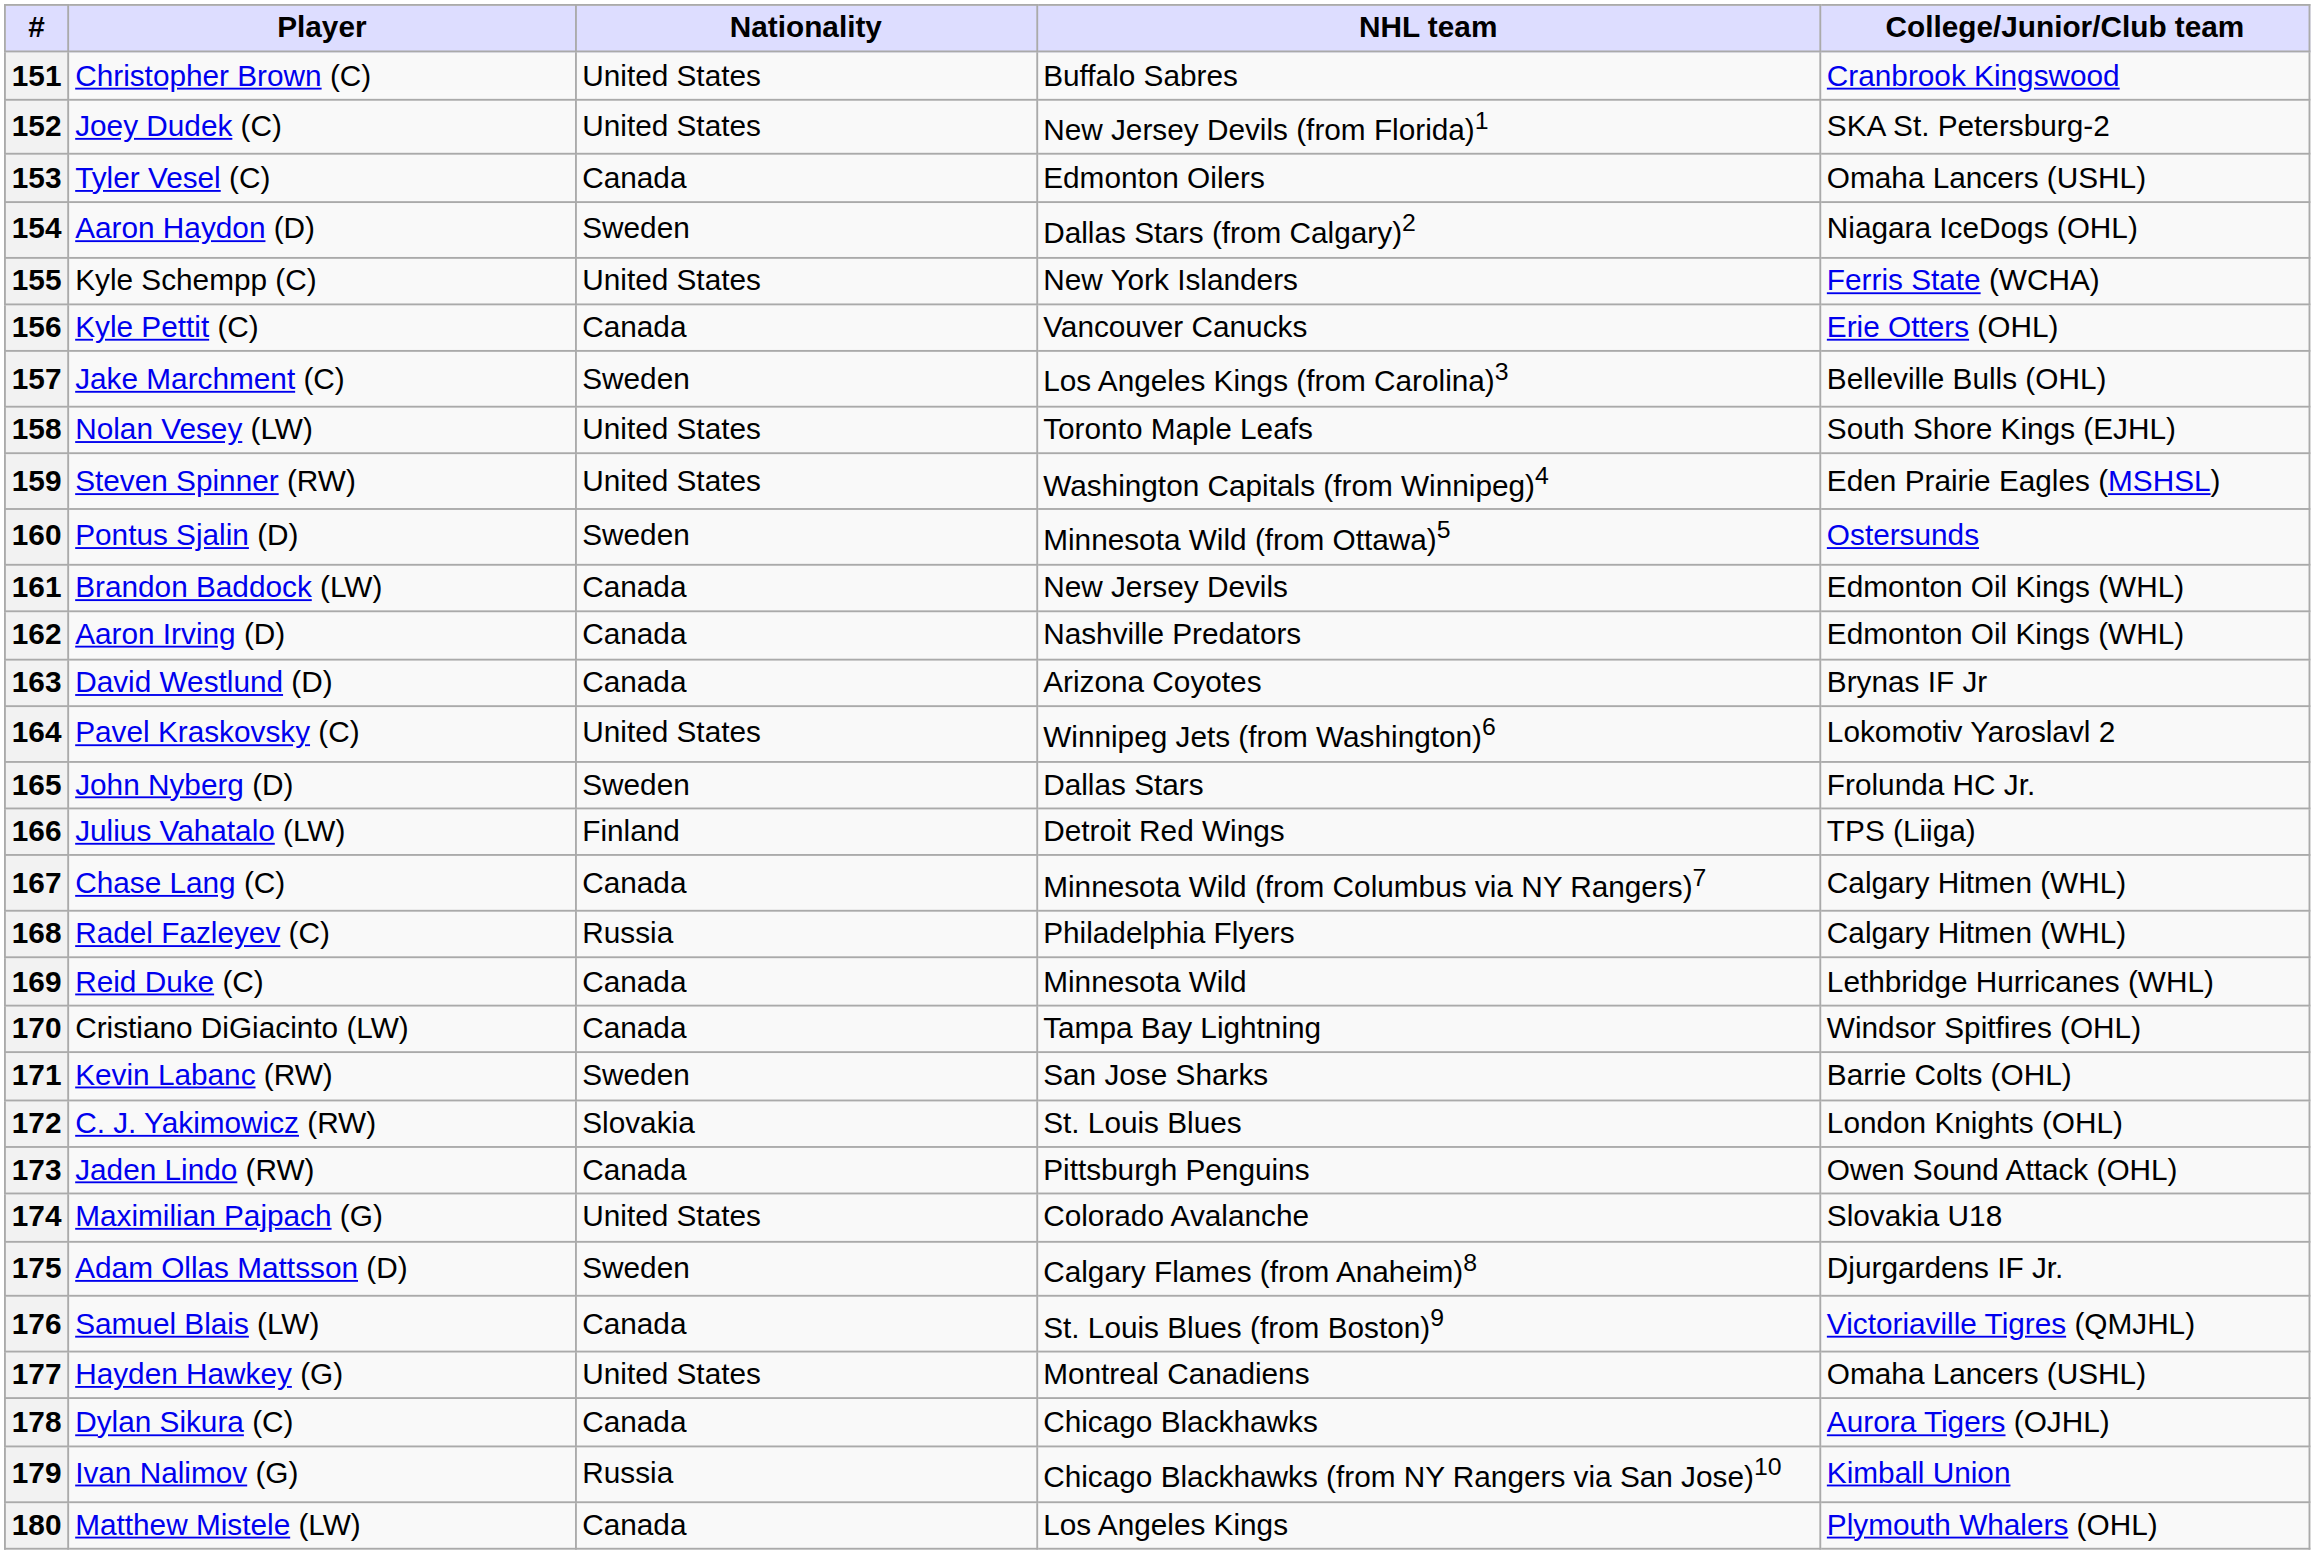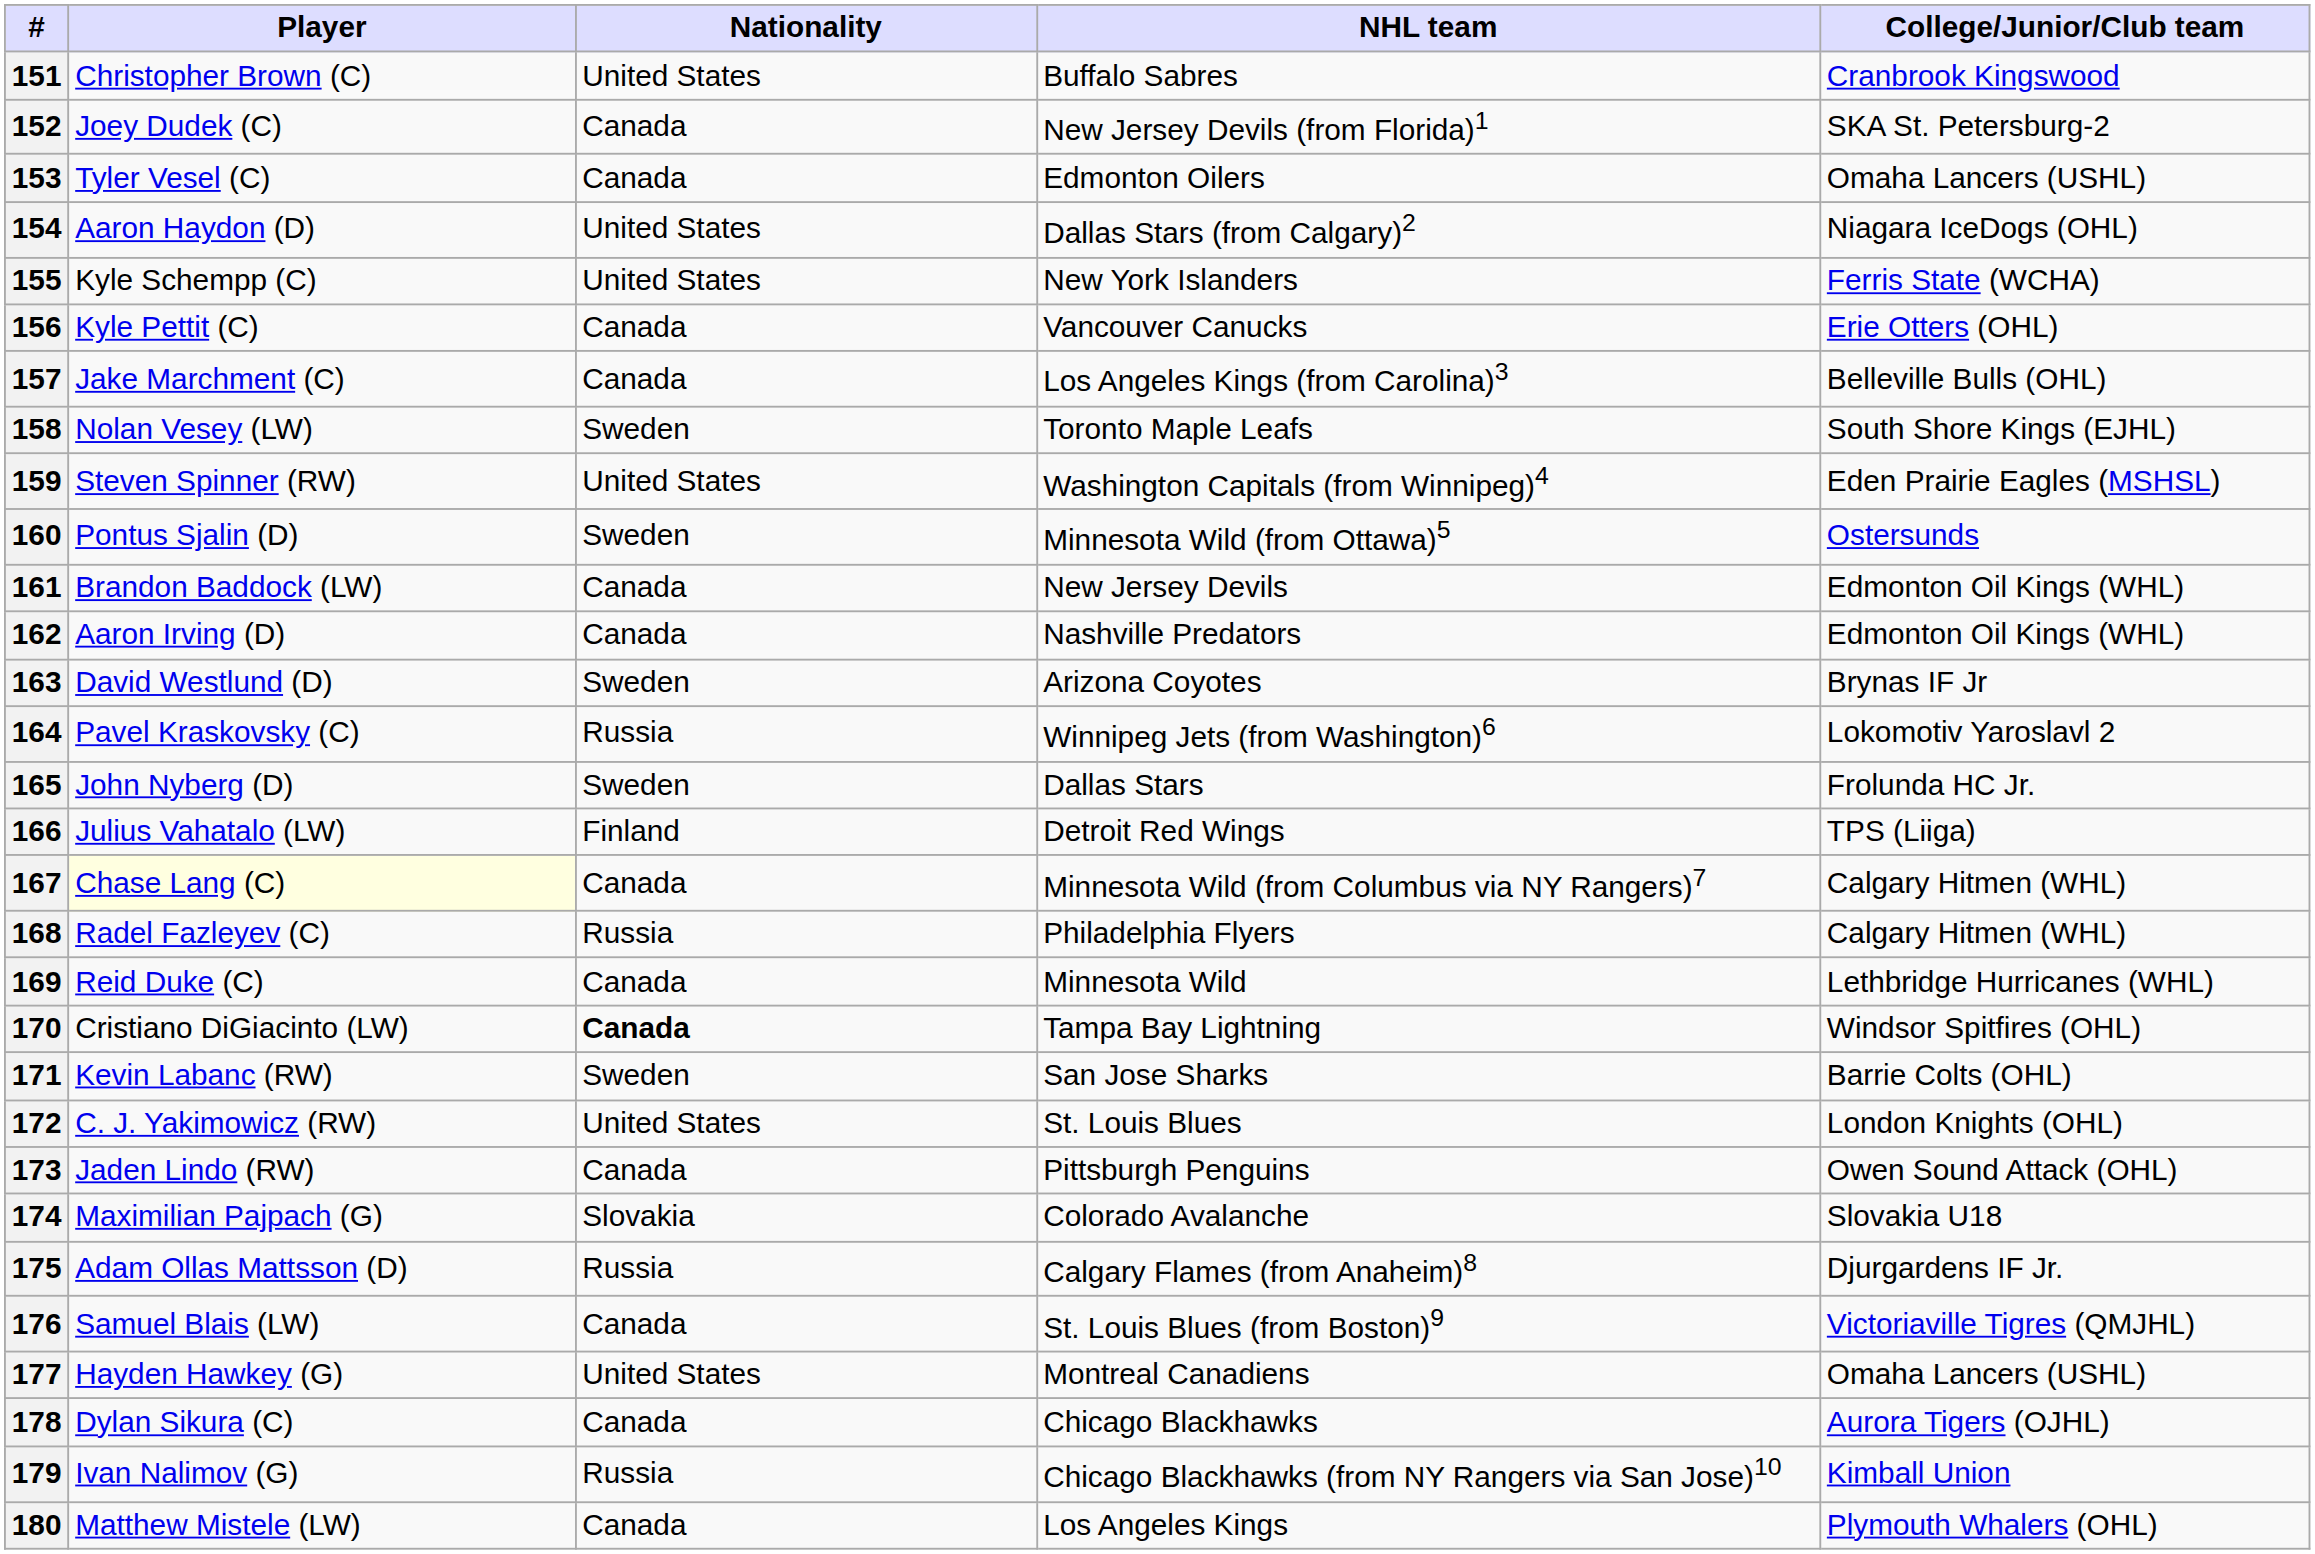(672, 126) United States -> (634, 126) Canada
(636, 228) Sweden -> (672, 228) United States
(636, 378) Sweden -> (634, 378) Canada
(672, 429) United States -> (636, 429) Sweden
(634, 681) Canada -> (636, 681) Sweden
(672, 733) United States -> (628, 733) Russia
(180, 882) no background -> (180, 882) lightyellow background
(634, 1028) normal -> (636, 1028) bold
(638, 1122) Slovakia -> (672, 1122) United States
(672, 1217) United States -> (638, 1217) Slovakia
(636, 1268) Sweden -> (628, 1268) Russia
